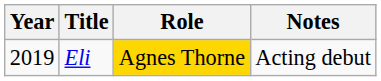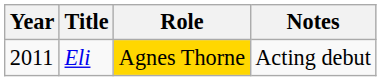(32, 57) 2019 -> (32, 57) 2011
